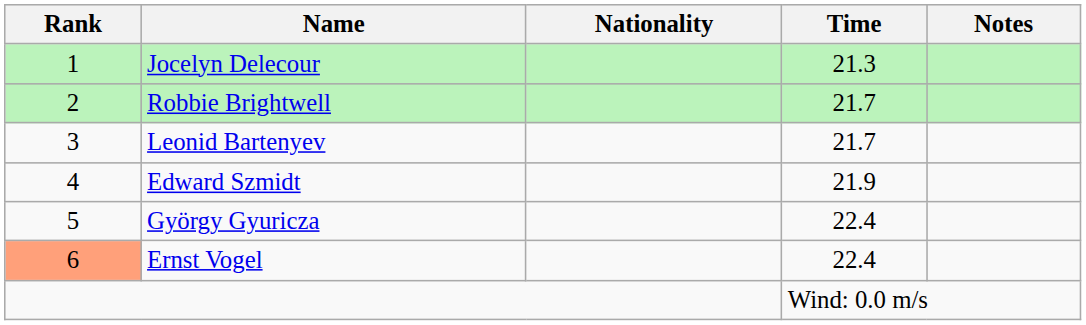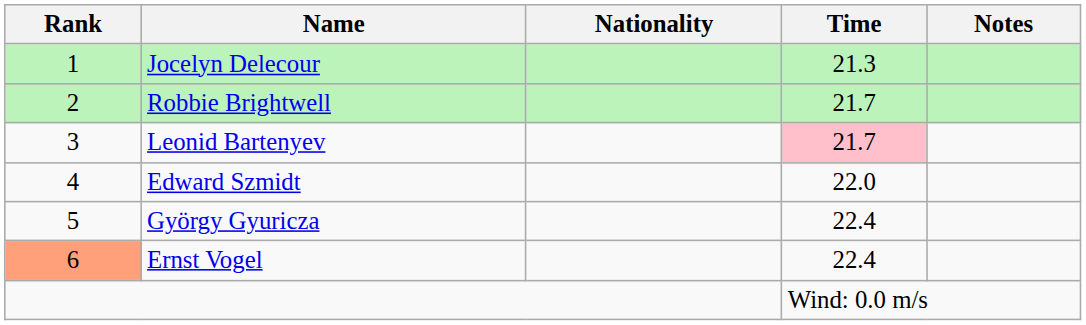(854, 142) no background -> (854, 142) pink background
(854, 181) 21.9 -> (854, 181) 22.0
